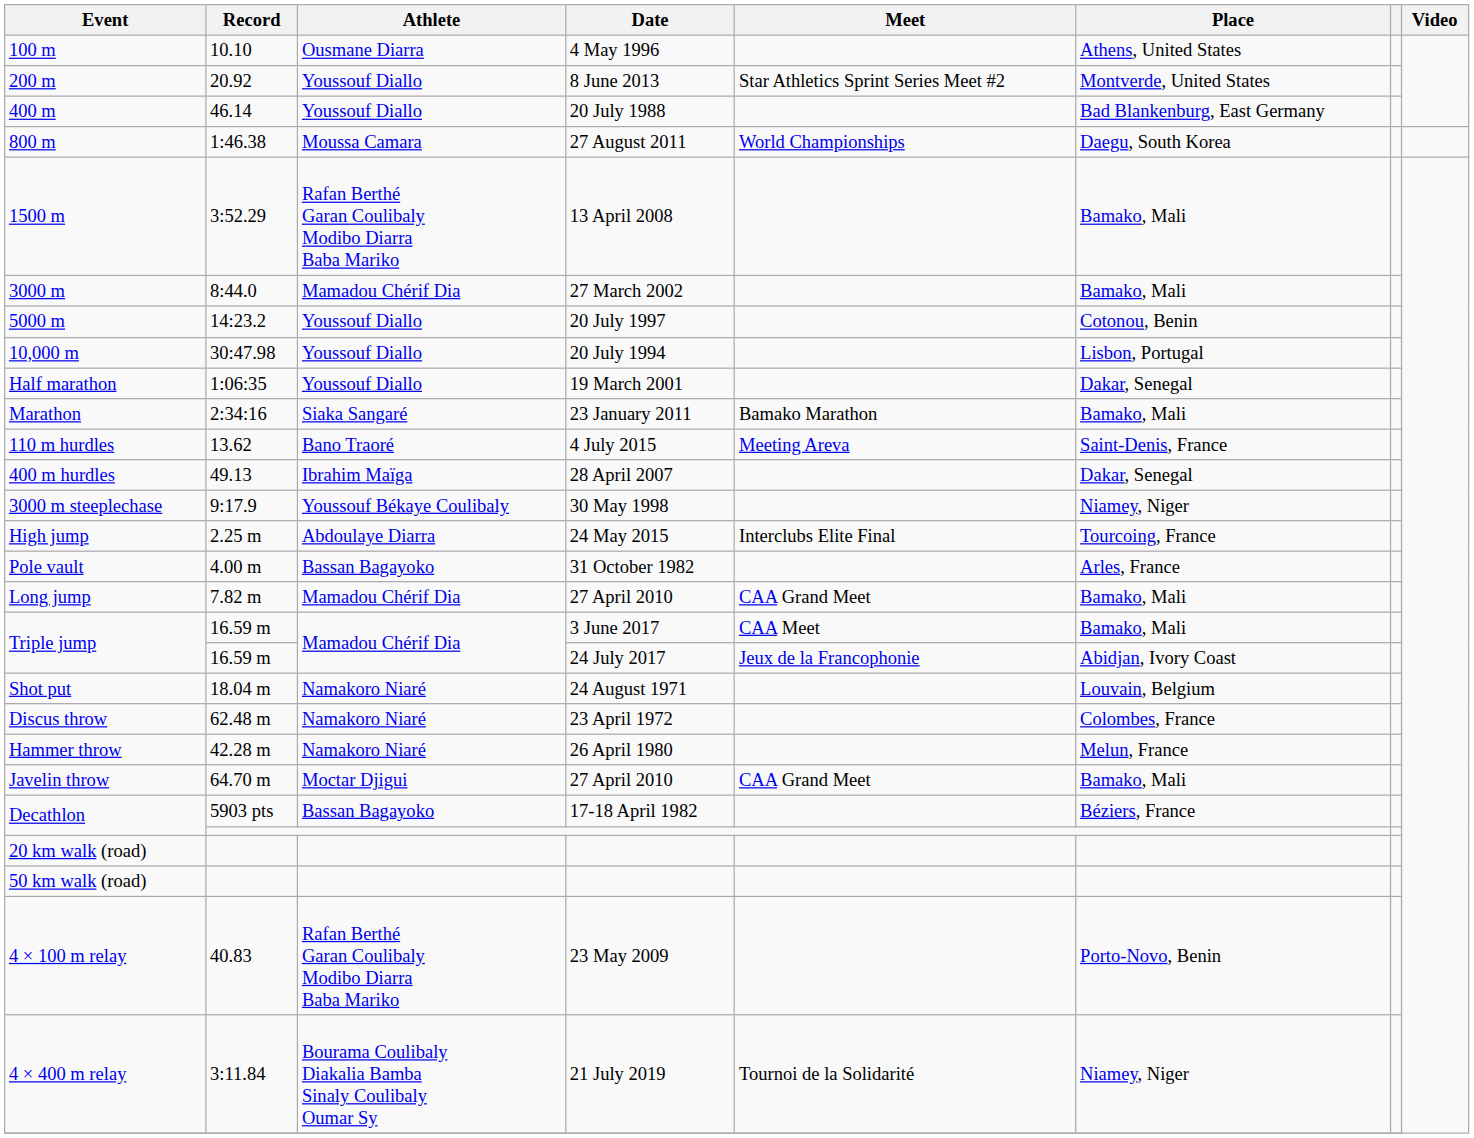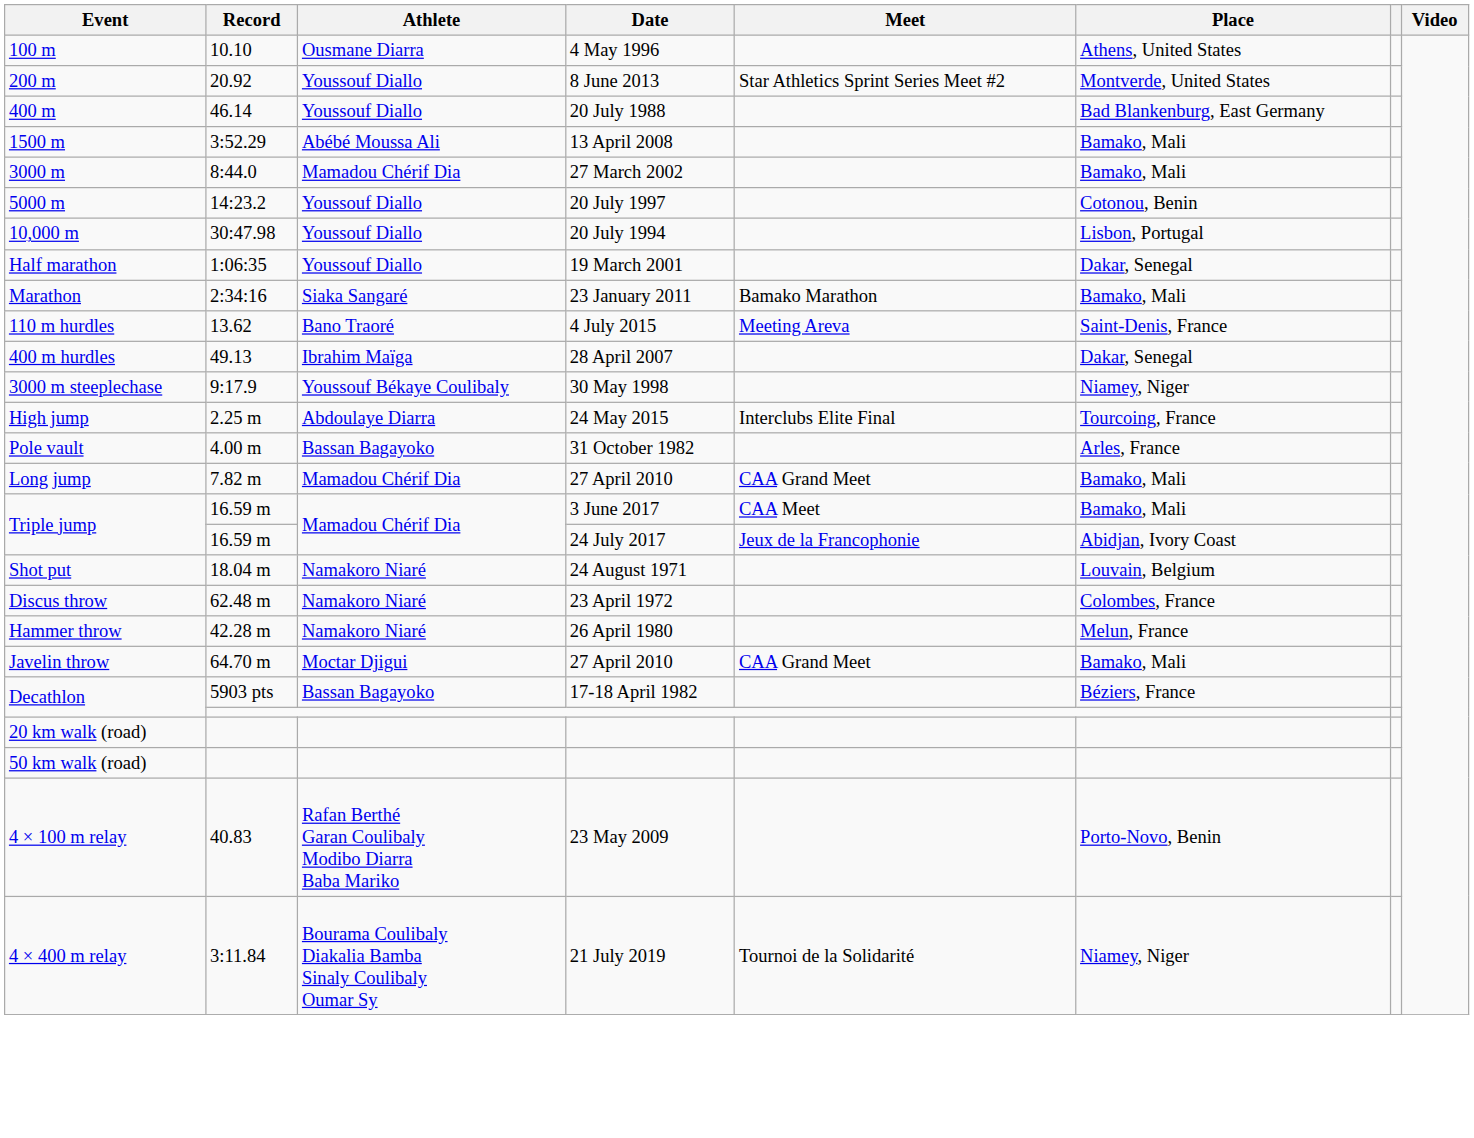- row: (32, 142)
(363, 227) Rafan Berthé Garan Coulibaly Modibo Diarra Baba Mariko -> (371, 142) Abébé Moussa Ali
